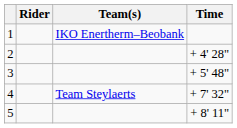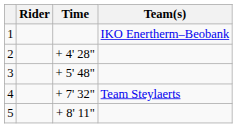columns swapped: (120, 14) <-> (210, 14)
